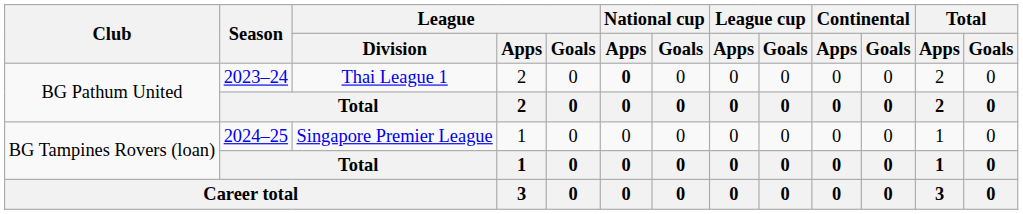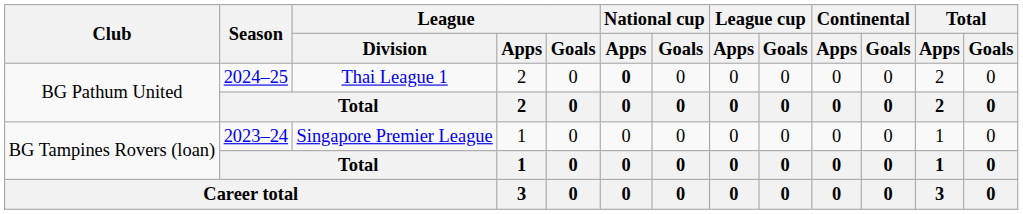(256, 77) 2023–24 -> (256, 77) 2024–25
(256, 135) 2024–25 -> (256, 135) 2023–24
